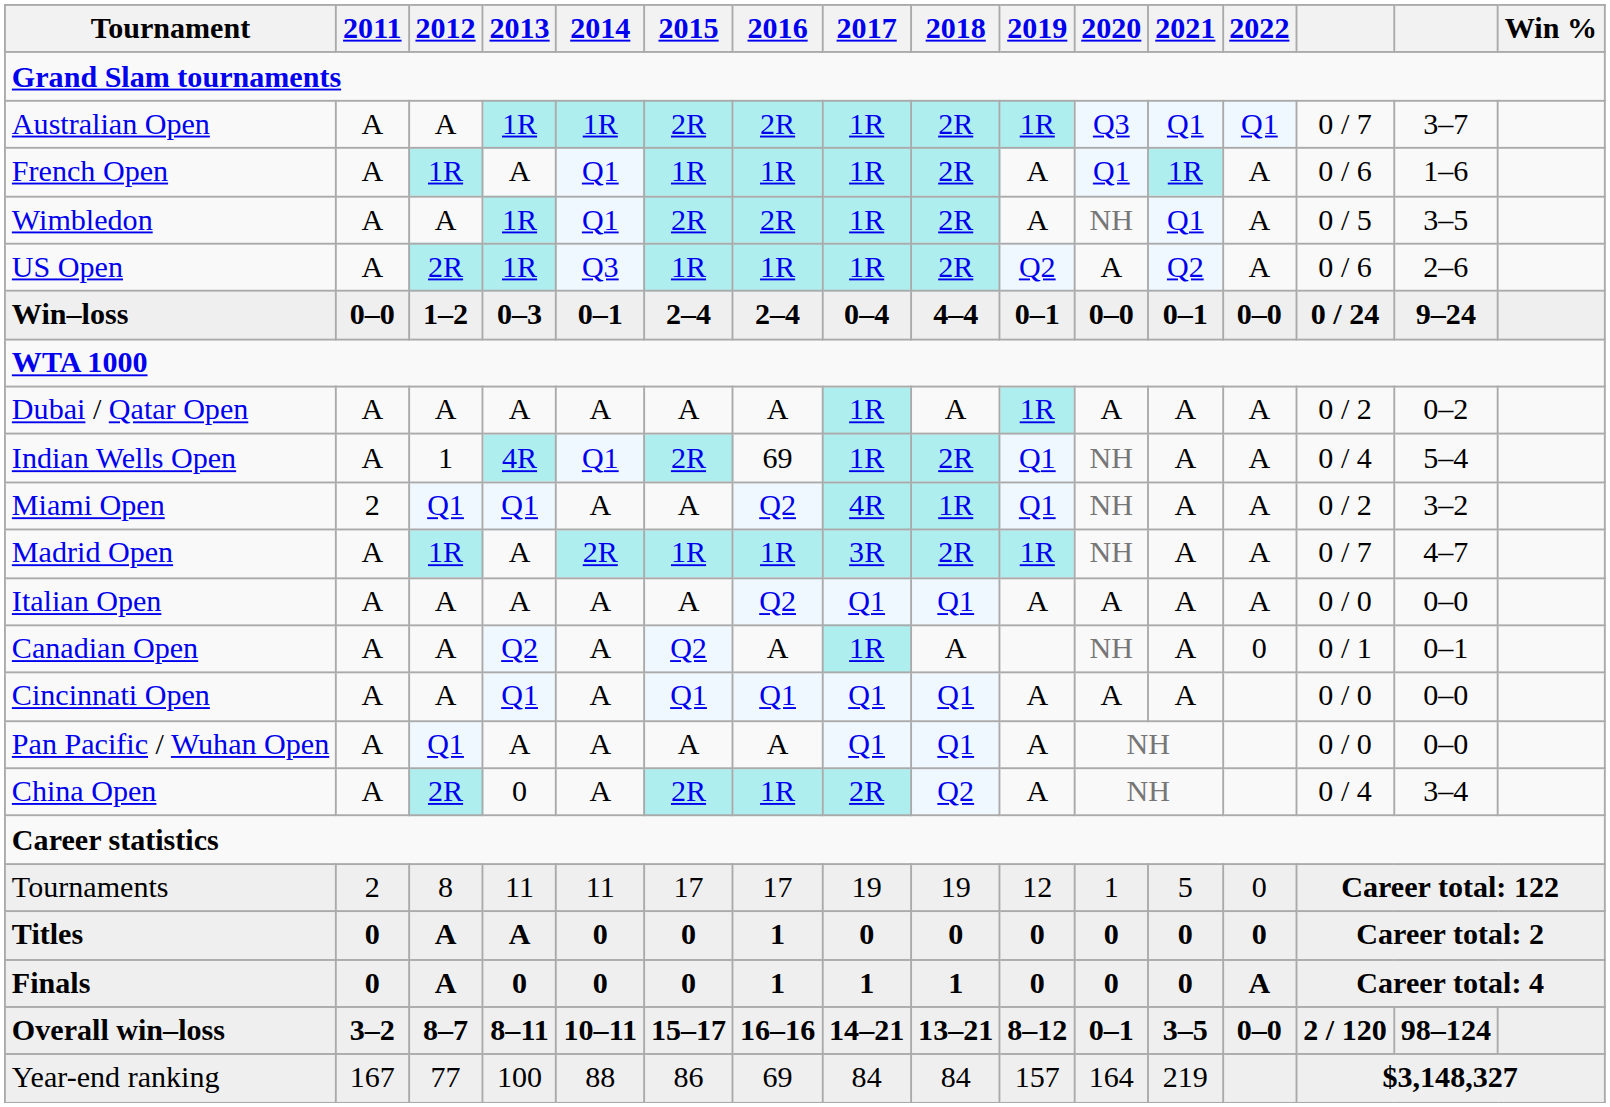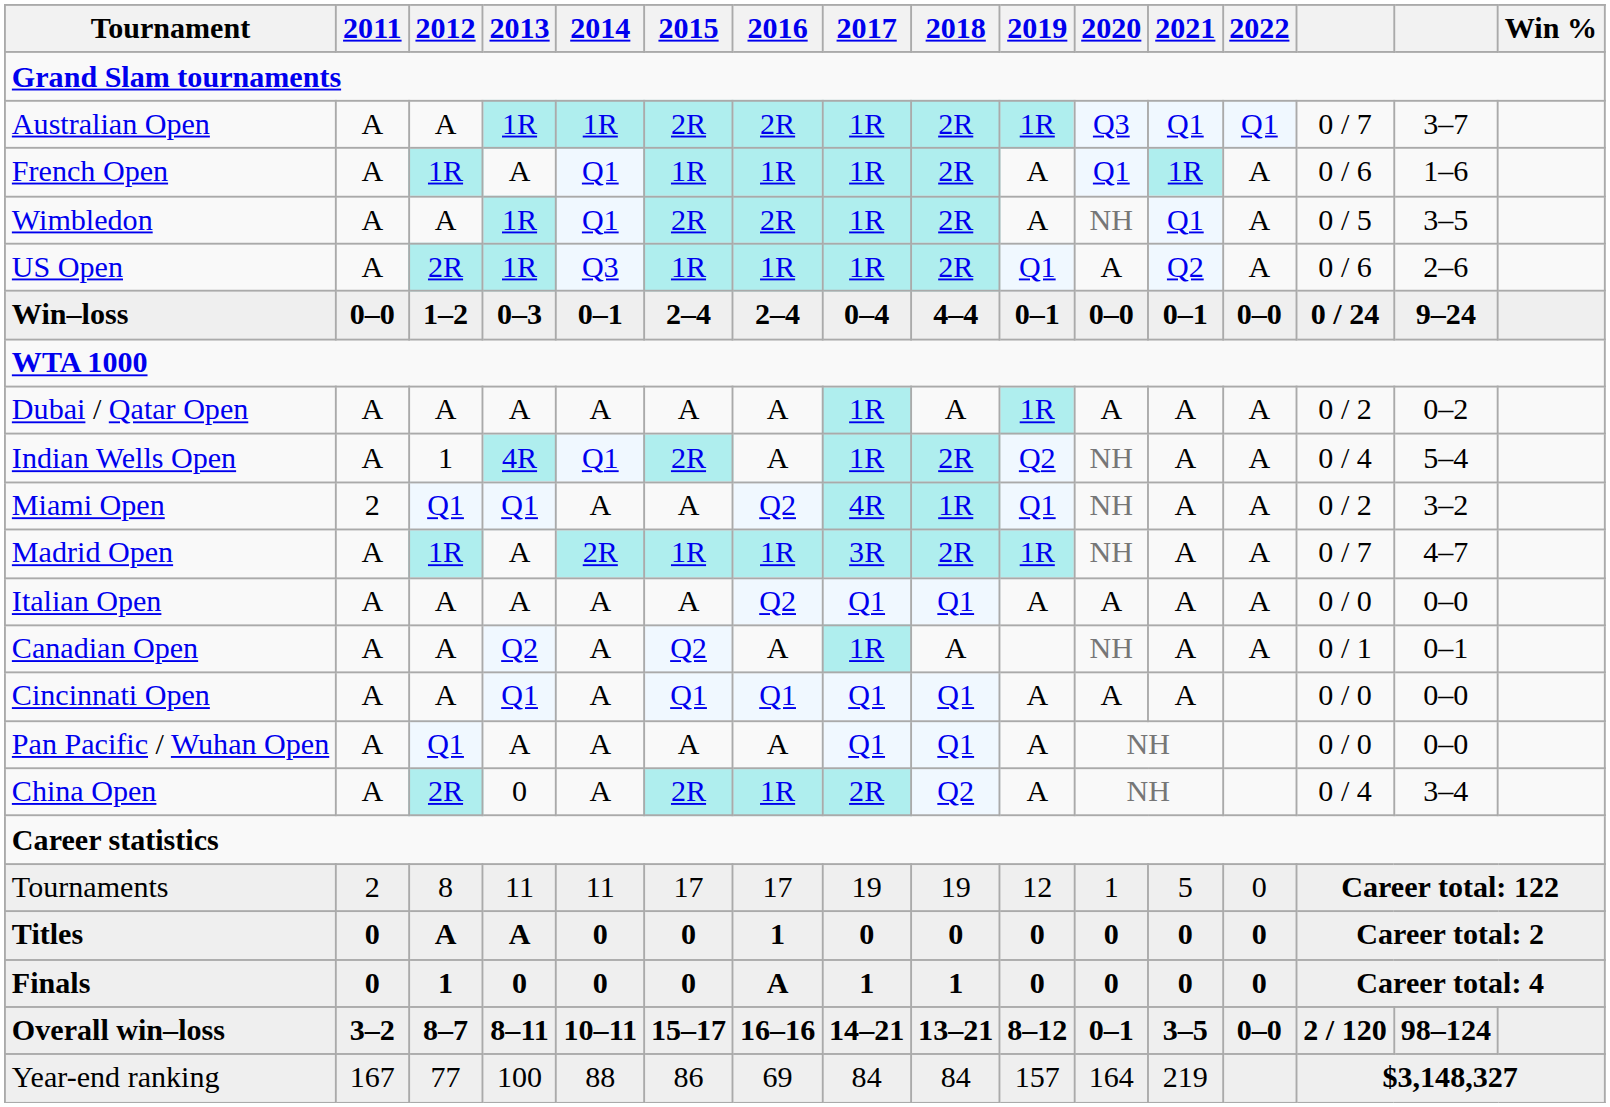(1037, 266) Q2 -> (1037, 266) Q1
(778, 457) 69 -> (778, 457) A
(1037, 457) Q1 -> (1037, 457) Q2
(1259, 648) 0 -> (1259, 648) A
(446, 982) A -> (446, 982) 1
(778, 982) 1 -> (778, 982) A
(1259, 982) A -> (1259, 982) 0
